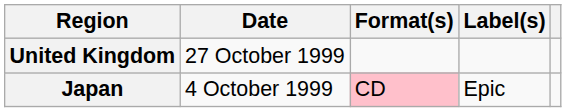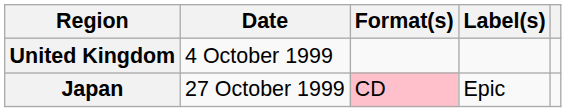(265, 55) 27 October 1999 -> (259, 55) 4 October 1999
(259, 89) 4 October 1999 -> (265, 89) 27 October 1999
